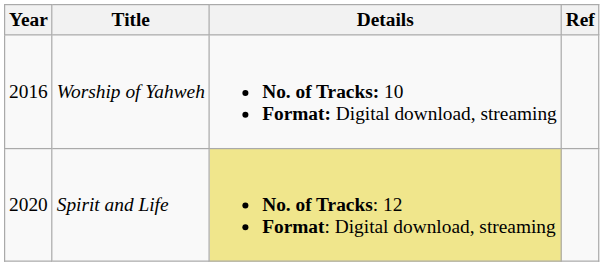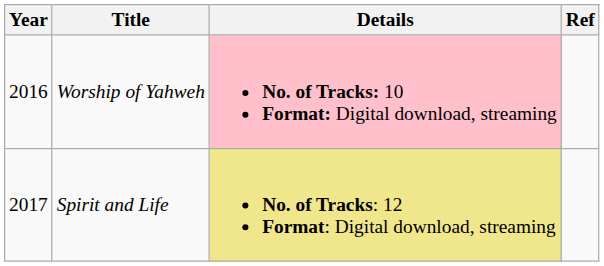(385, 103) no background -> (385, 103) pink background
(28, 204) 2020 -> (28, 204) 2017
